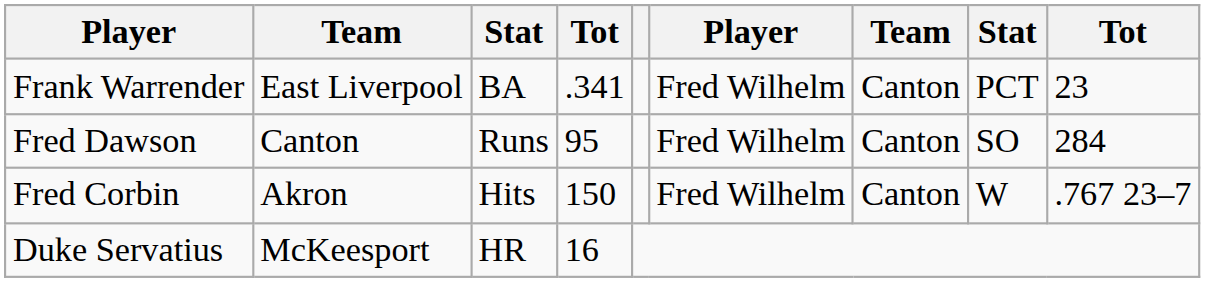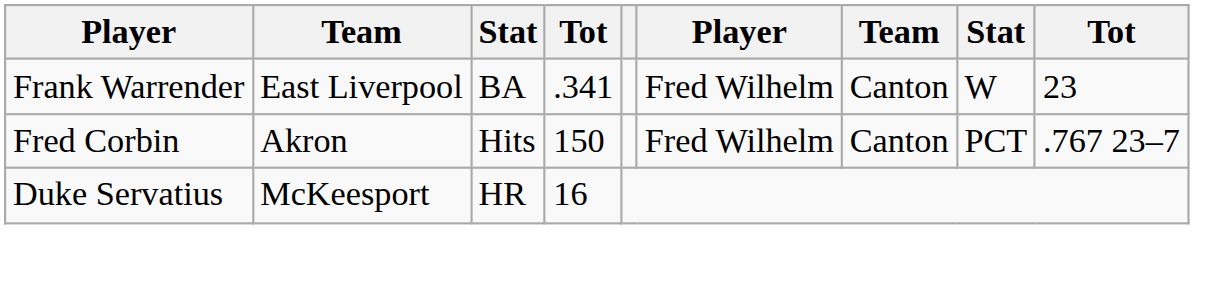(1007, 85) PCT -> (981, 85) W
- row: (105, 140)
(992, 194) W -> (996, 140) PCT
